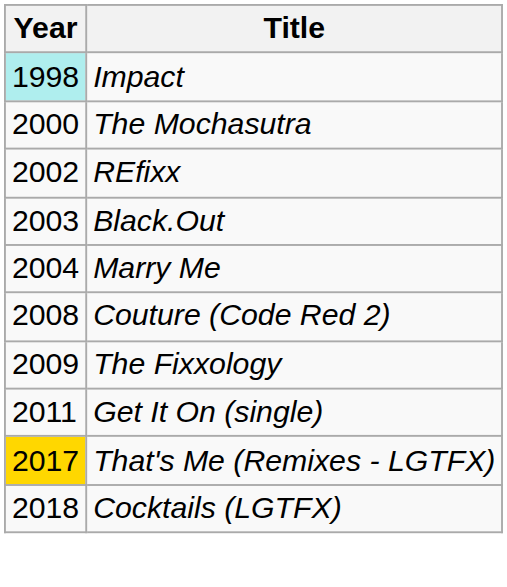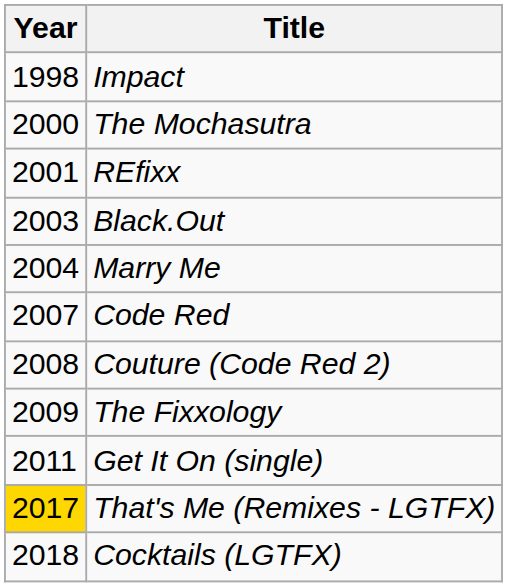(46, 76) paleturquoise background -> (46, 76) no background
(46, 172) 2002 -> (46, 172) 2001
+ row: (161, 316)
